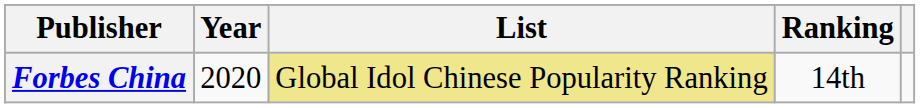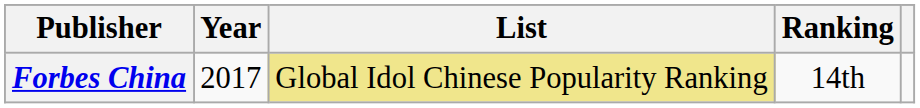(231, 77) 2020 -> (231, 77) 2017
